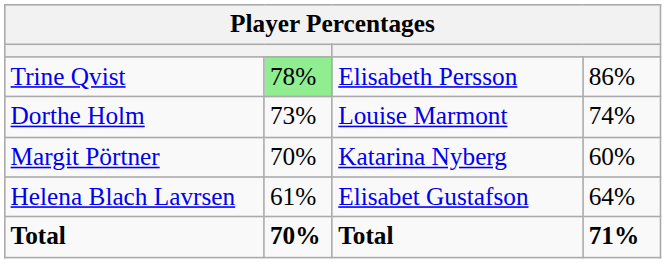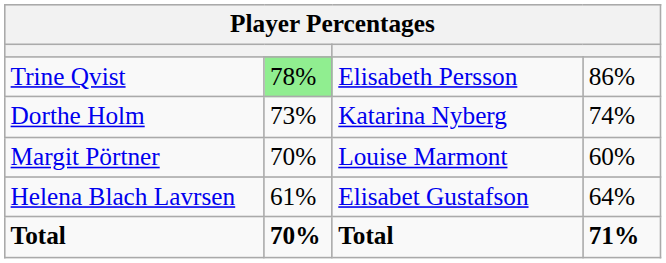(423, 116) Louise Marmont -> (423, 116) Katarina Nyberg
(423, 156) Katarina Nyberg -> (423, 156) Louise Marmont
